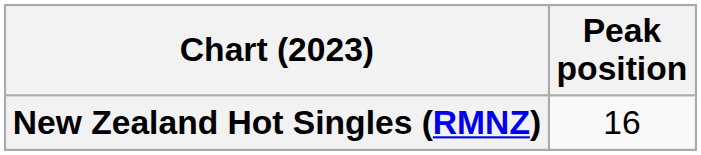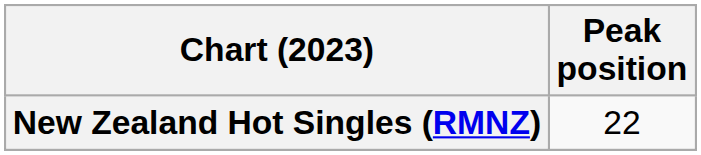(622, 122) 16 -> (622, 122) 22
